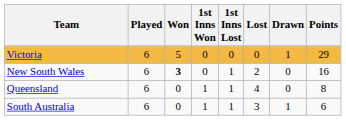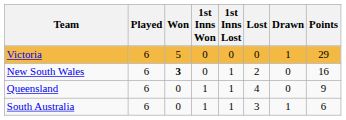(324, 89) 8 -> (324, 89) 9
